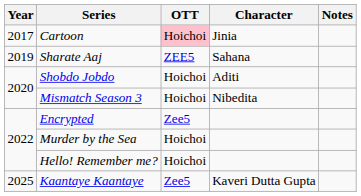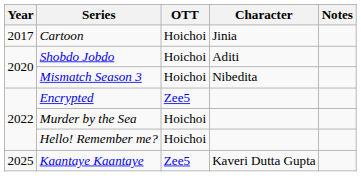(185, 35) pink background -> (185, 35) no background
- row: (71, 56)
